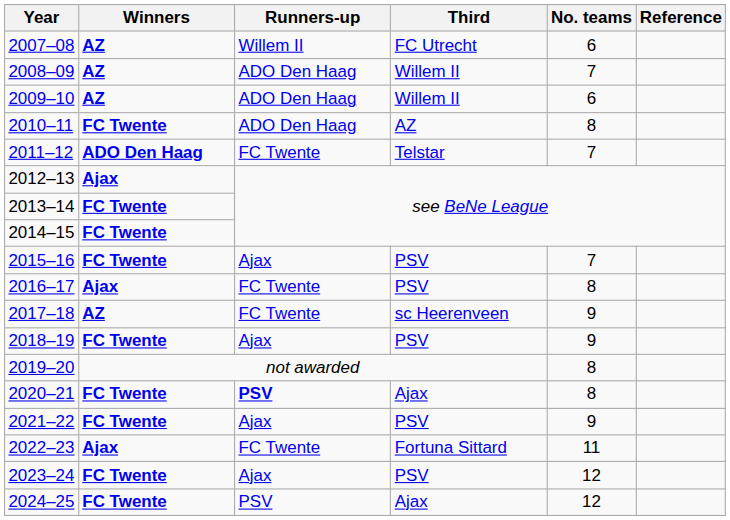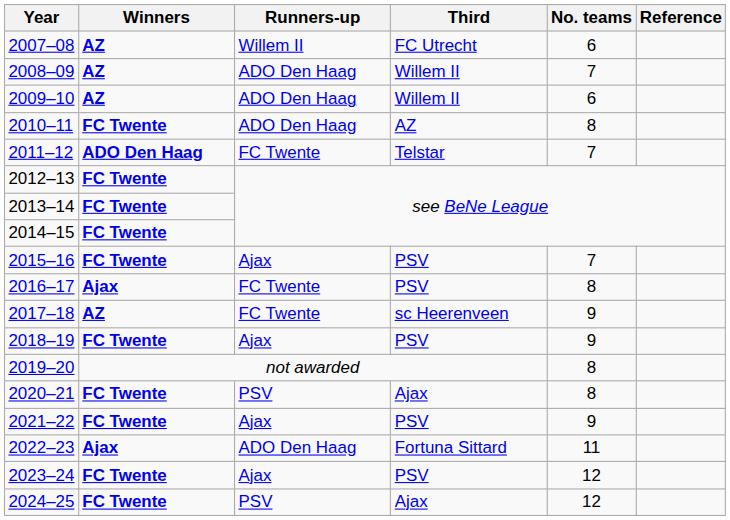(100, 179) Ajax -> (125, 179) FC Twente
(255, 394) bold -> (255, 394) normal
(279, 448) FC Twente -> (297, 448) ADO Den Haag
